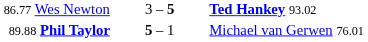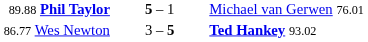rows swapped: (59, 30) <-> (57, 9)
